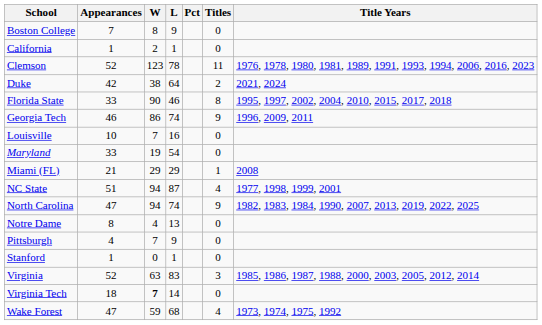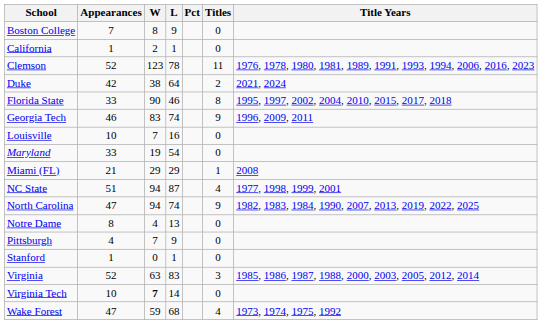(155, 118) 86 -> (155, 118) 83
(111, 293) 18 -> (111, 293) 10
